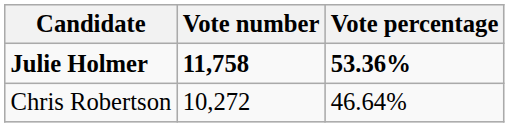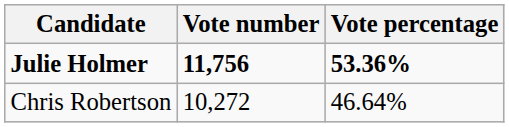(216, 63) 11,758 -> (216, 63) 11,756
